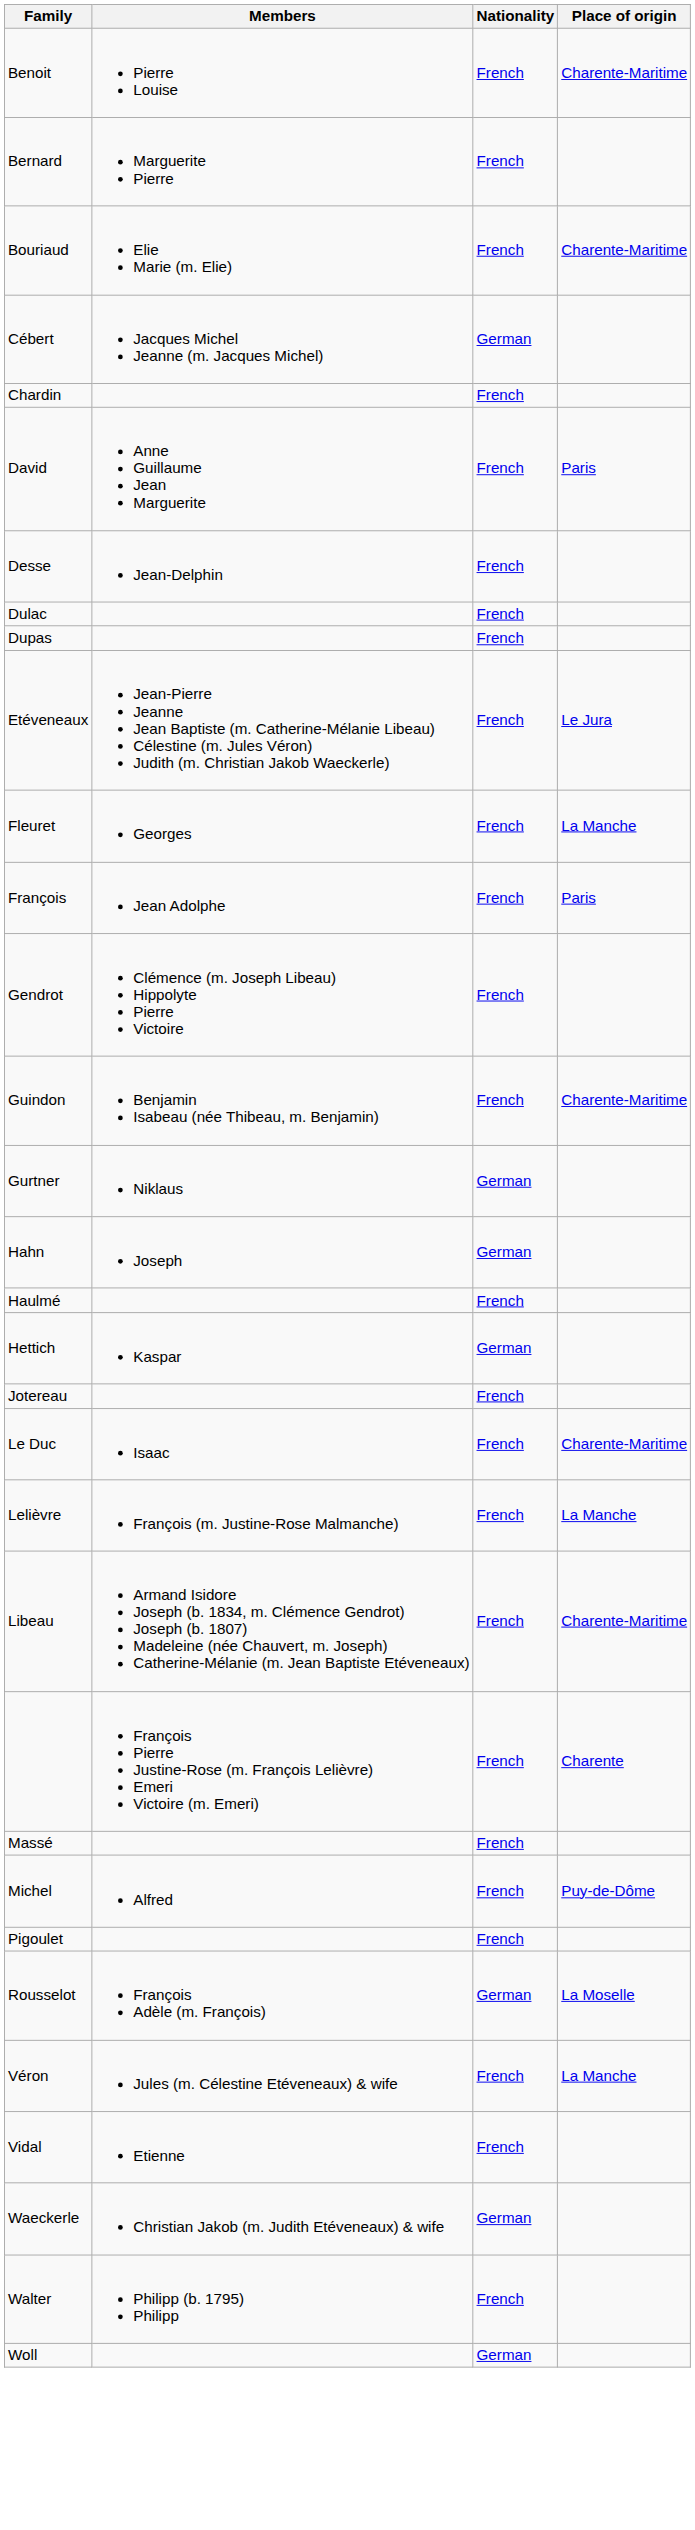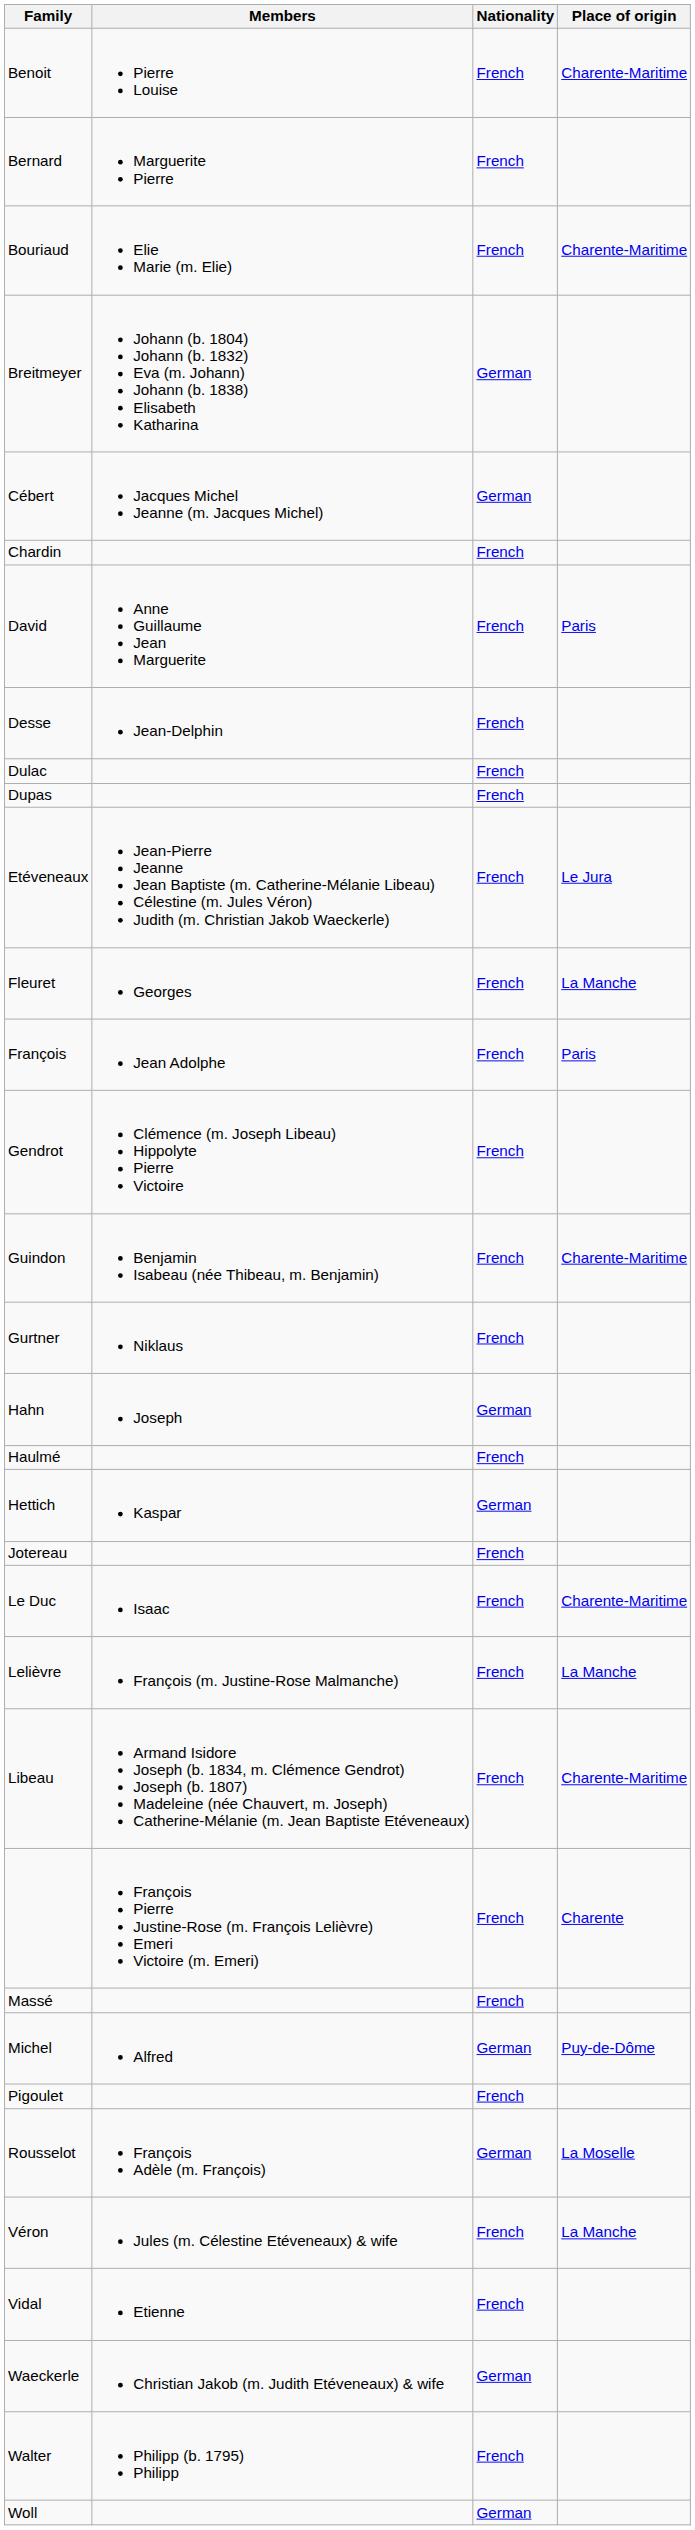+ row: (45, 373)
(504, 1180) German -> (500, 1338) French
(500, 1891) French -> (504, 2048) German
